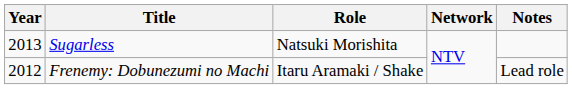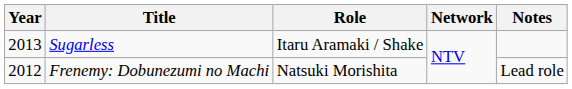(337, 44) Natsuki Morishita -> (350, 44) Itaru Aramaki / Shake
(350, 70) Itaru Aramaki / Shake -> (337, 70) Natsuki Morishita
